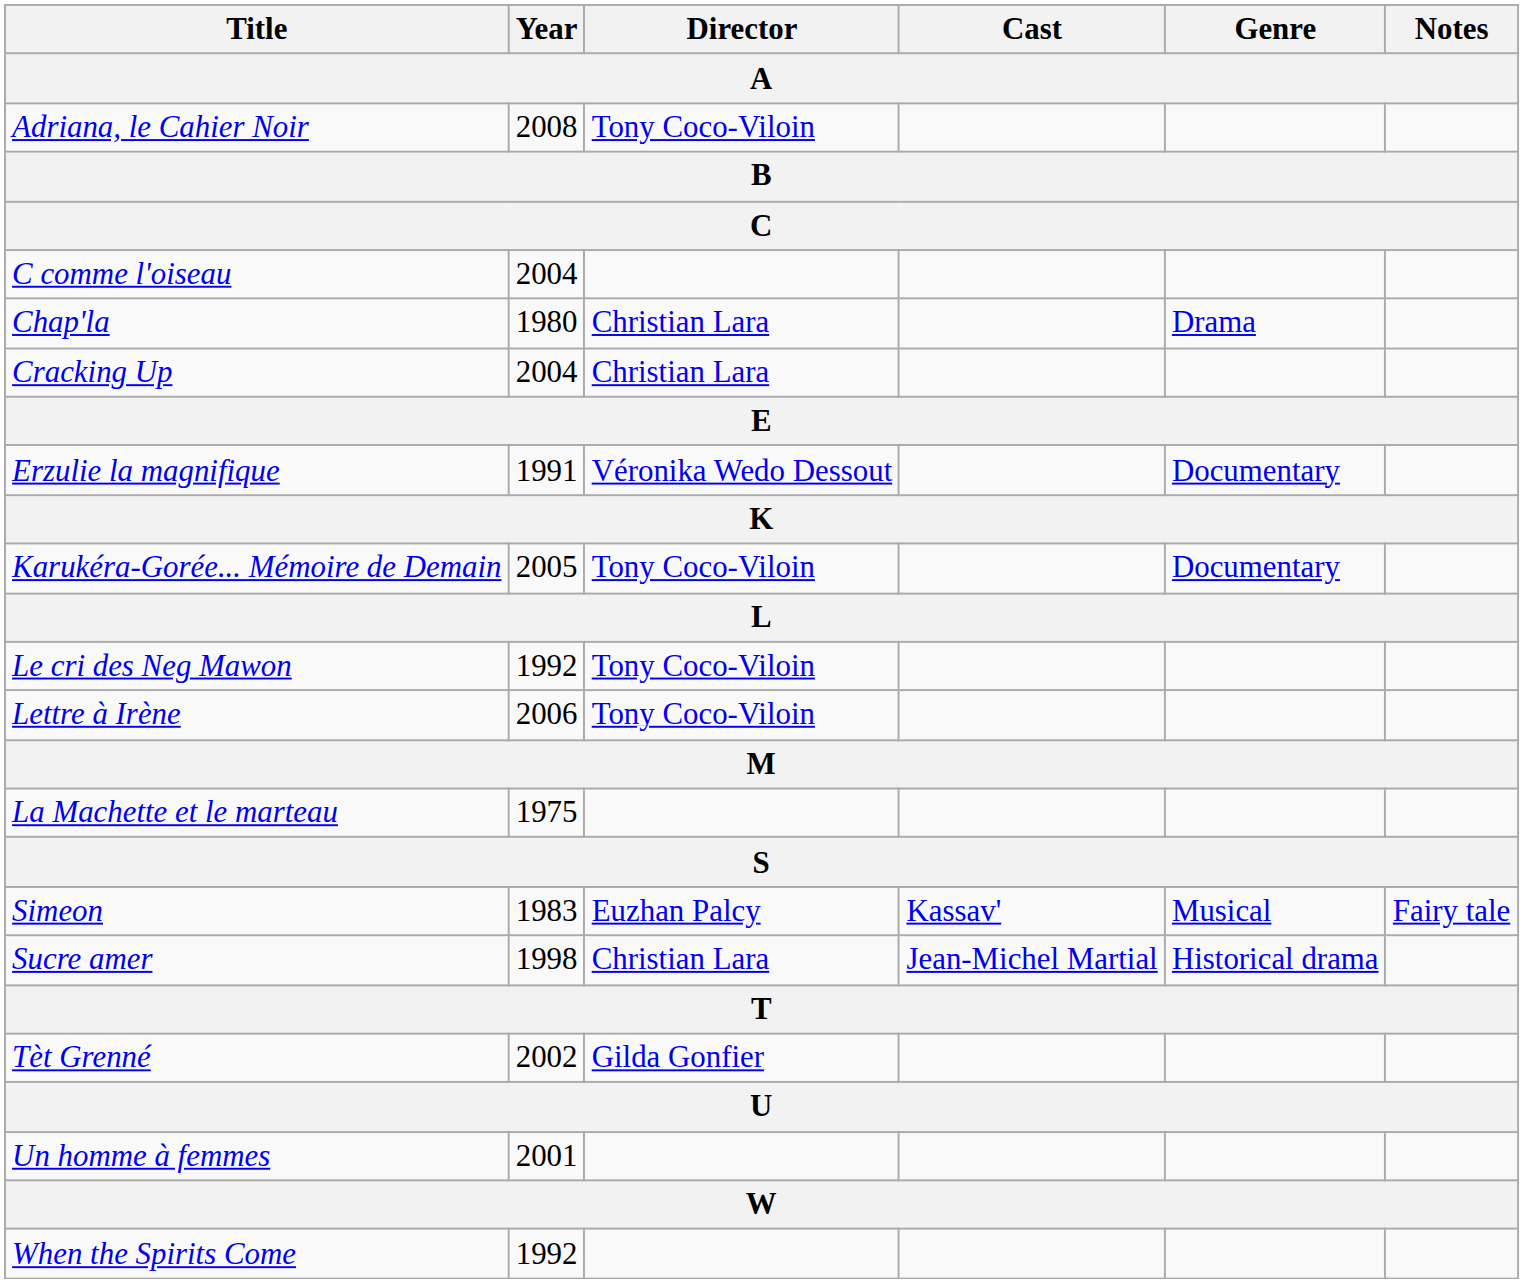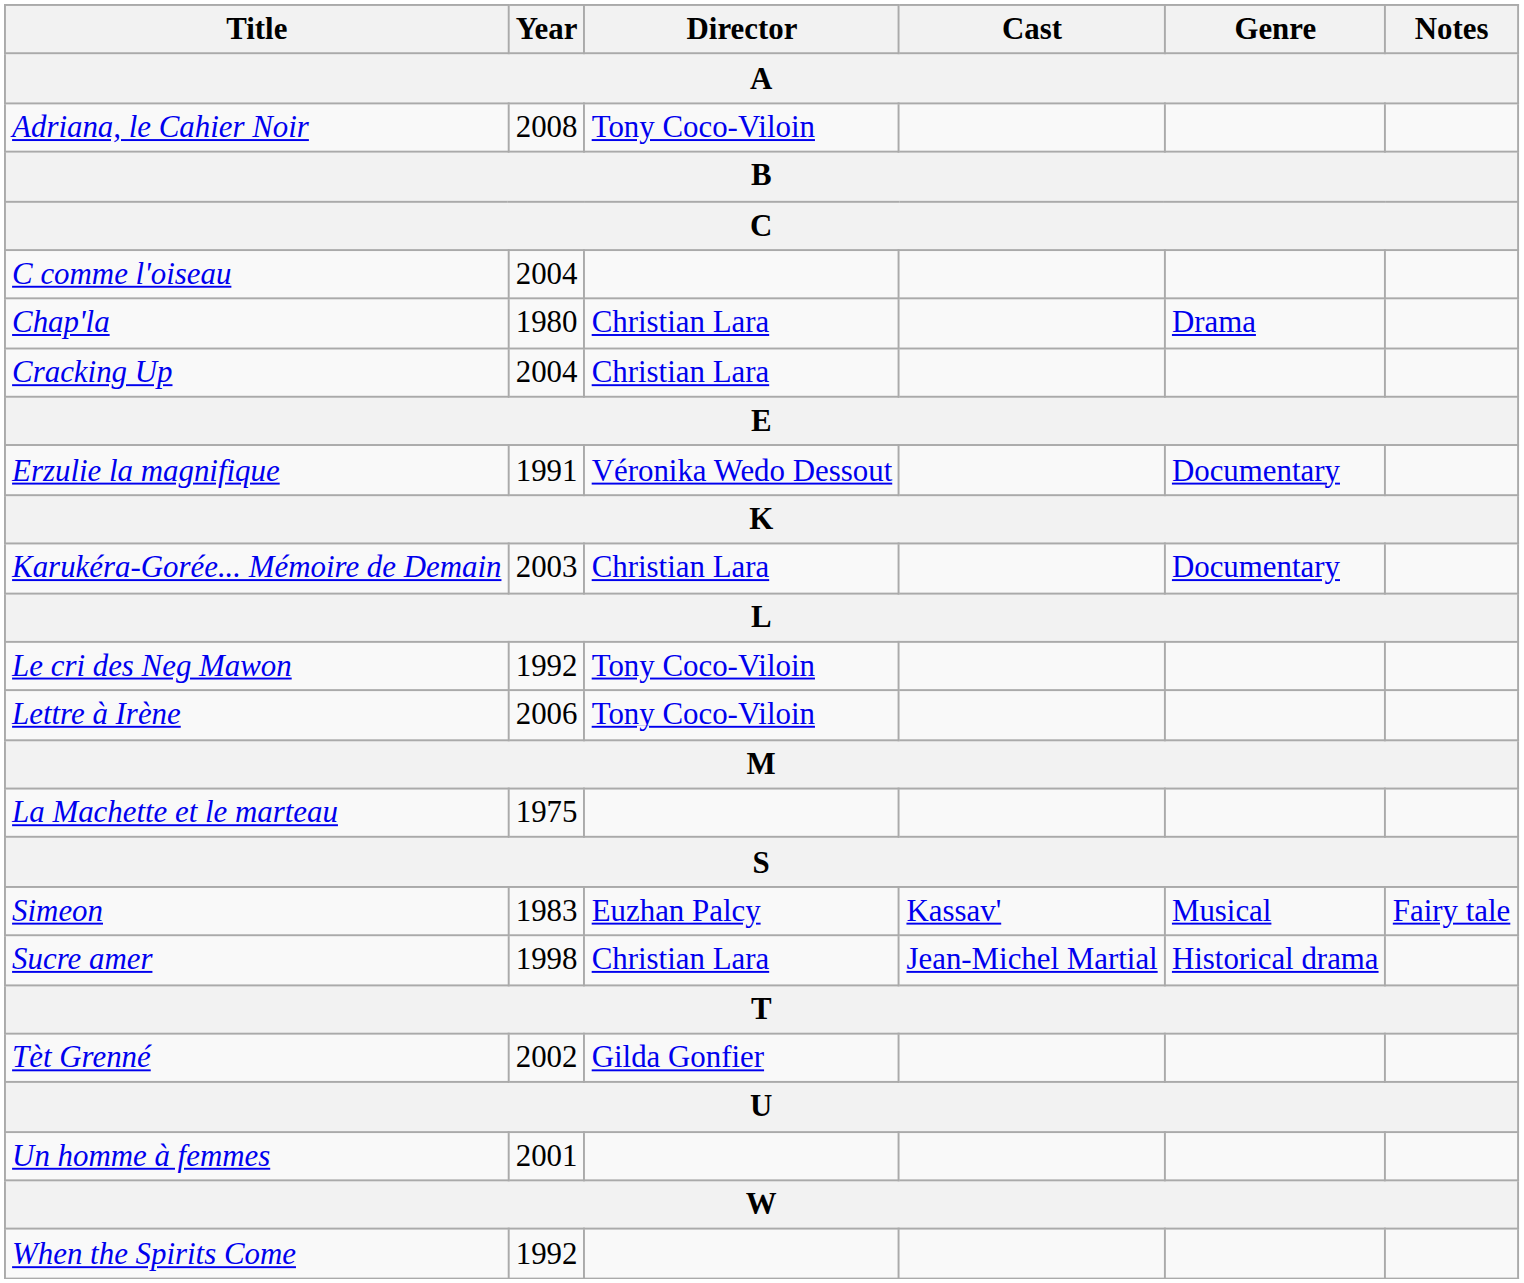(547, 567) 2005 -> (547, 567) 2003
(703, 567) Tony Coco-Viloin -> (680, 567) Christian Lara
